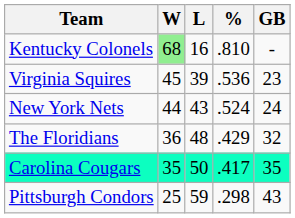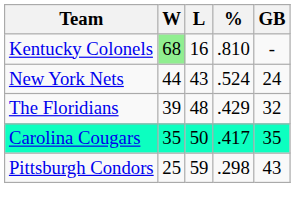- row: (70, 78)
(172, 138) 36 -> (172, 108) 39
